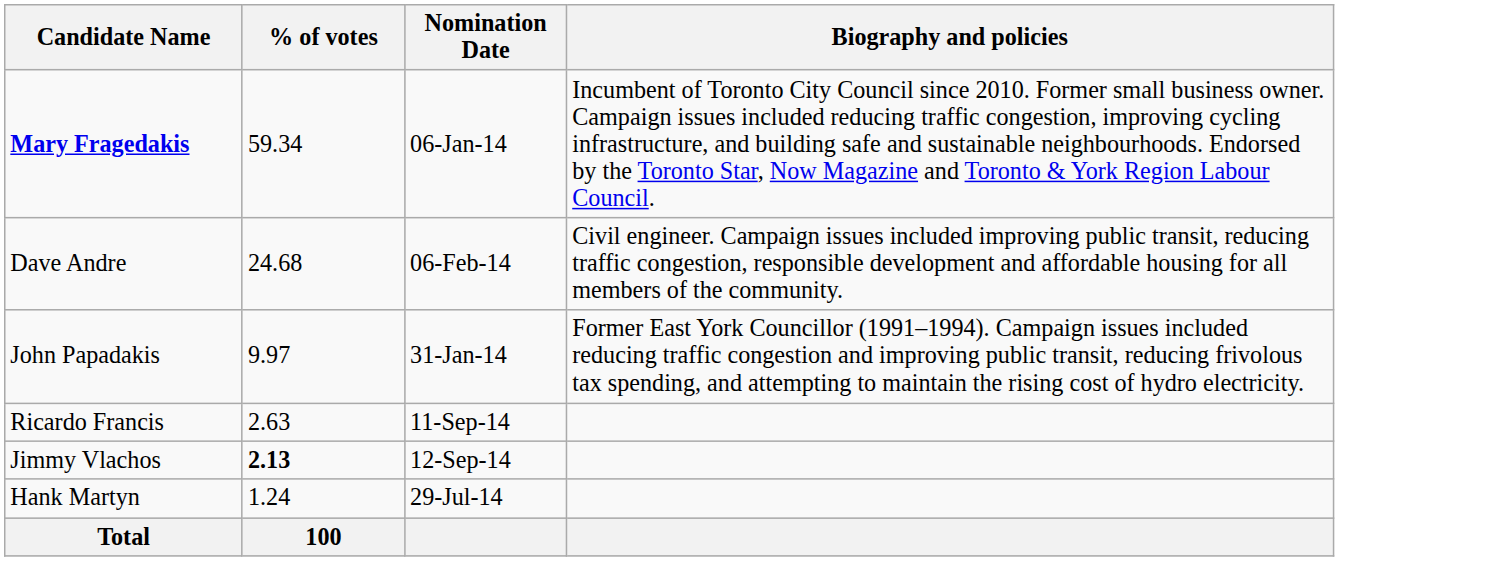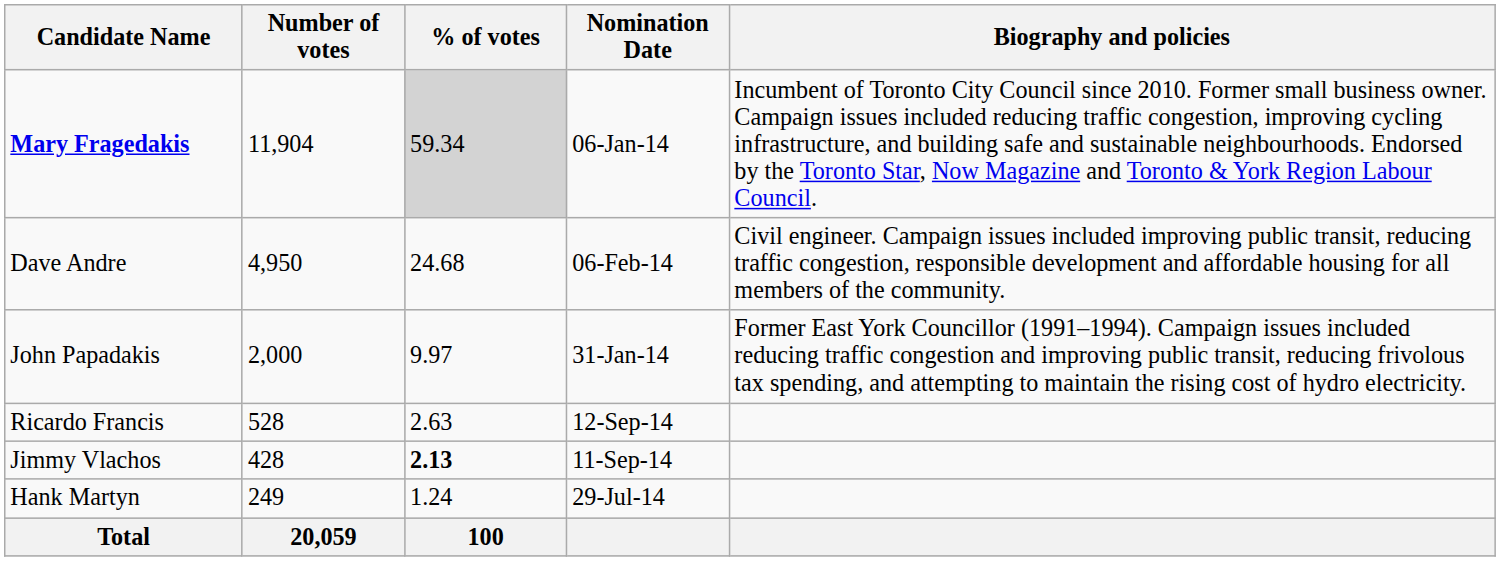+ column: (323, 37)
(275, 143) no background -> (437, 143) lightgrey background
(460, 421) 11-Sep-14 -> (623, 421) 12-Sep-14
(460, 459) 12-Sep-14 -> (622, 459) 11-Sep-14
